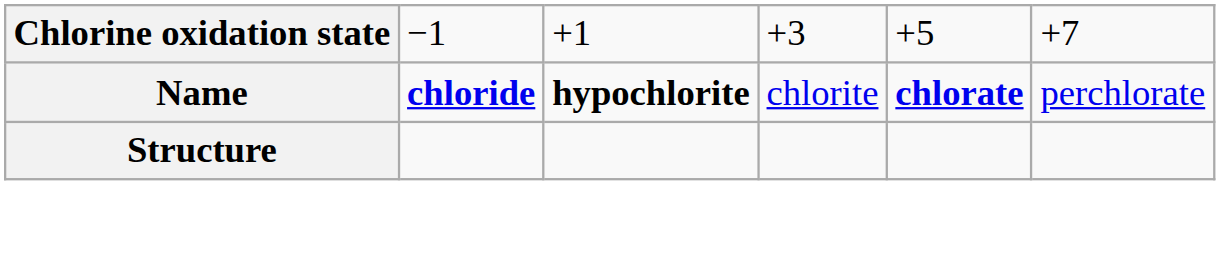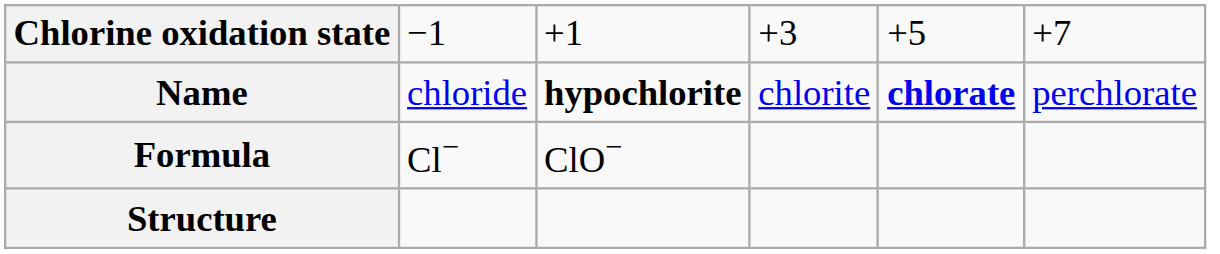(471, 91) bold -> (467, 91) normal
+ row: (202, 154)
